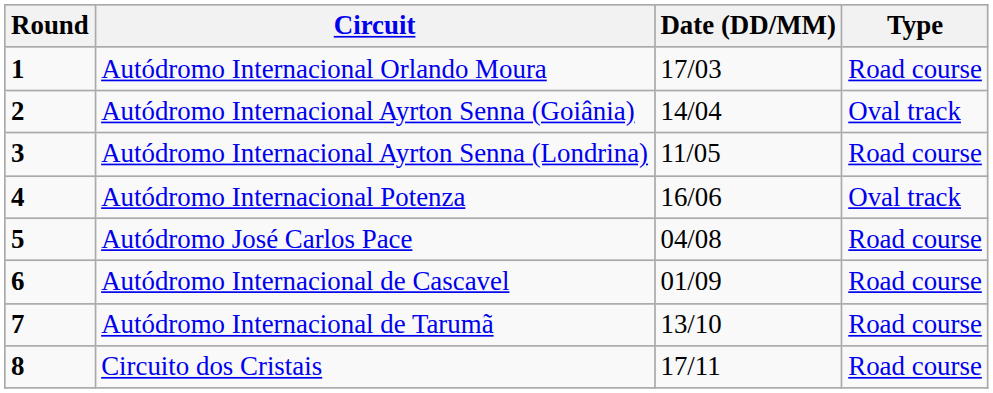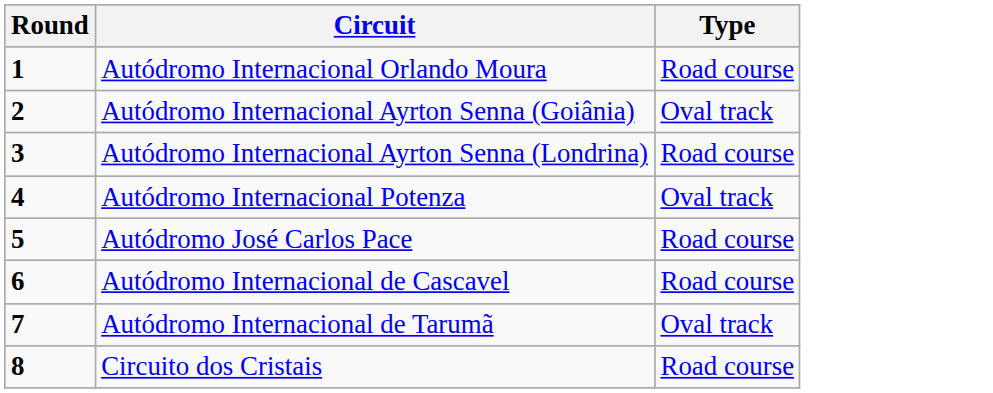- column: (748, 25)
(915, 324) Road course -> (717, 324) Oval track
